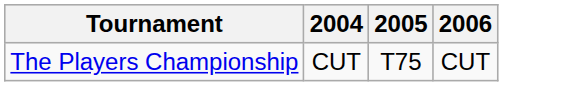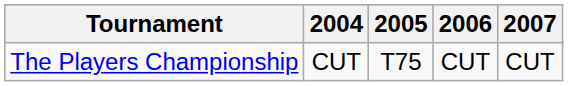+ column: (530, 24)
